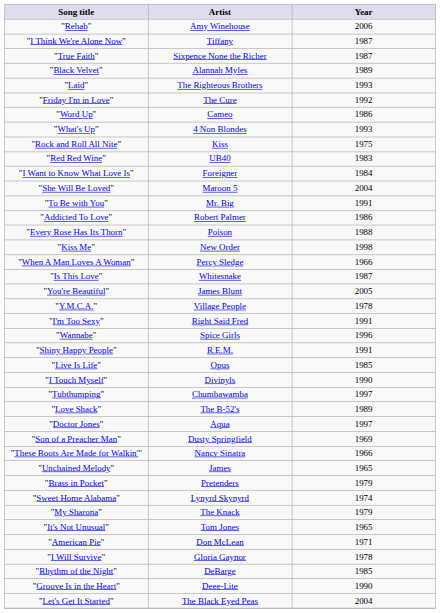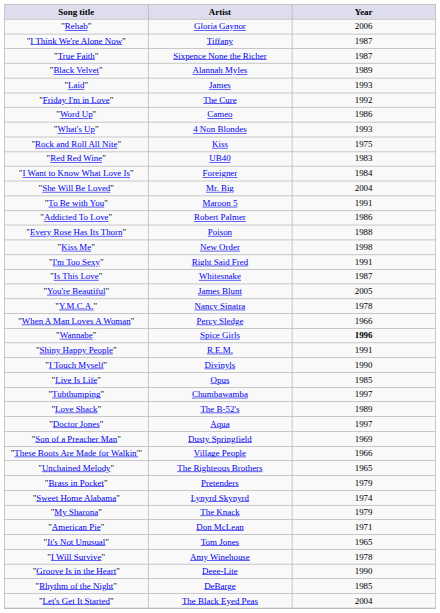(220, 26) Amy Winehouse -> (220, 26) Gloria Gaynor
(220, 85) The Righteous Brothers -> (220, 85) James
(220, 188) Maroon 5 -> (220, 188) Mr. Big
(220, 203) Mr. Big -> (220, 203) Maroon 5
rows swapped: (76, 262) <-> (76, 321)
(220, 306) Village People -> (220, 306) Nancy Sinatra
(364, 335) normal -> (364, 335) bold
rows swapped: (76, 365) <-> (76, 379)
(220, 453) Nancy Sinatra -> (220, 453) Village People
(220, 468) James -> (220, 468) The Righteous Brothers
rows swapped: (76, 541) <-> (76, 527)
(220, 556) Gloria Gaynor -> (220, 556) Amy Winehouse
rows swapped: (76, 586) <-> (76, 571)
